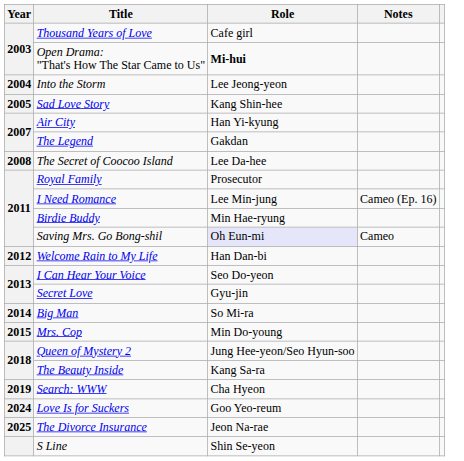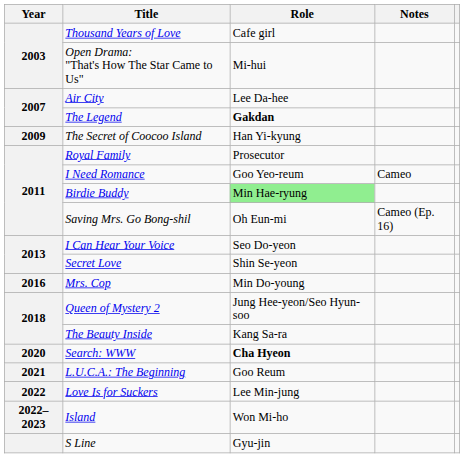(228, 58) bold -> (249, 65) normal
- row: (71, 84)
- row: (73, 103)
(245, 122) Han Yi-kyung -> (261, 98) Lee Da-hee
(229, 141) normal -> (253, 117) bold
(19, 160) 2008 -> (33, 136) 2009
(238, 160) Lee Da-hee -> (267, 136) Han Yi-kyung
(244, 198) Lee Min-jung -> (268, 174) Goo Yeo-reum
(398, 198) Cameo (Ep. 16) -> (394, 174) Cameo
(248, 217) no background -> (270, 193) lightgreen background
(237, 236) lavender background -> (260, 219) no background
(377, 236) Cameo -> (406, 219) Cameo (Ep. 16)
- row: (97, 255)
(229, 293) Gyu-jin -> (265, 263) Shin Se-yeon
- row: (58, 312)
(19, 332) 2015 -> (33, 282) 2016
(19, 389) 2019 -> (33, 353) 2020
(238, 389) normal -> (262, 353) bold
+ row: (125, 372)
(19, 408) 2024 -> (33, 391) 2022
(246, 408) Goo Yeo-reum -> (266, 391) Lee Min-jung
+ row: (80, 417)
- row: (92, 427)
(243, 446) Shin Se-yeon -> (251, 443) Gyu-jin
